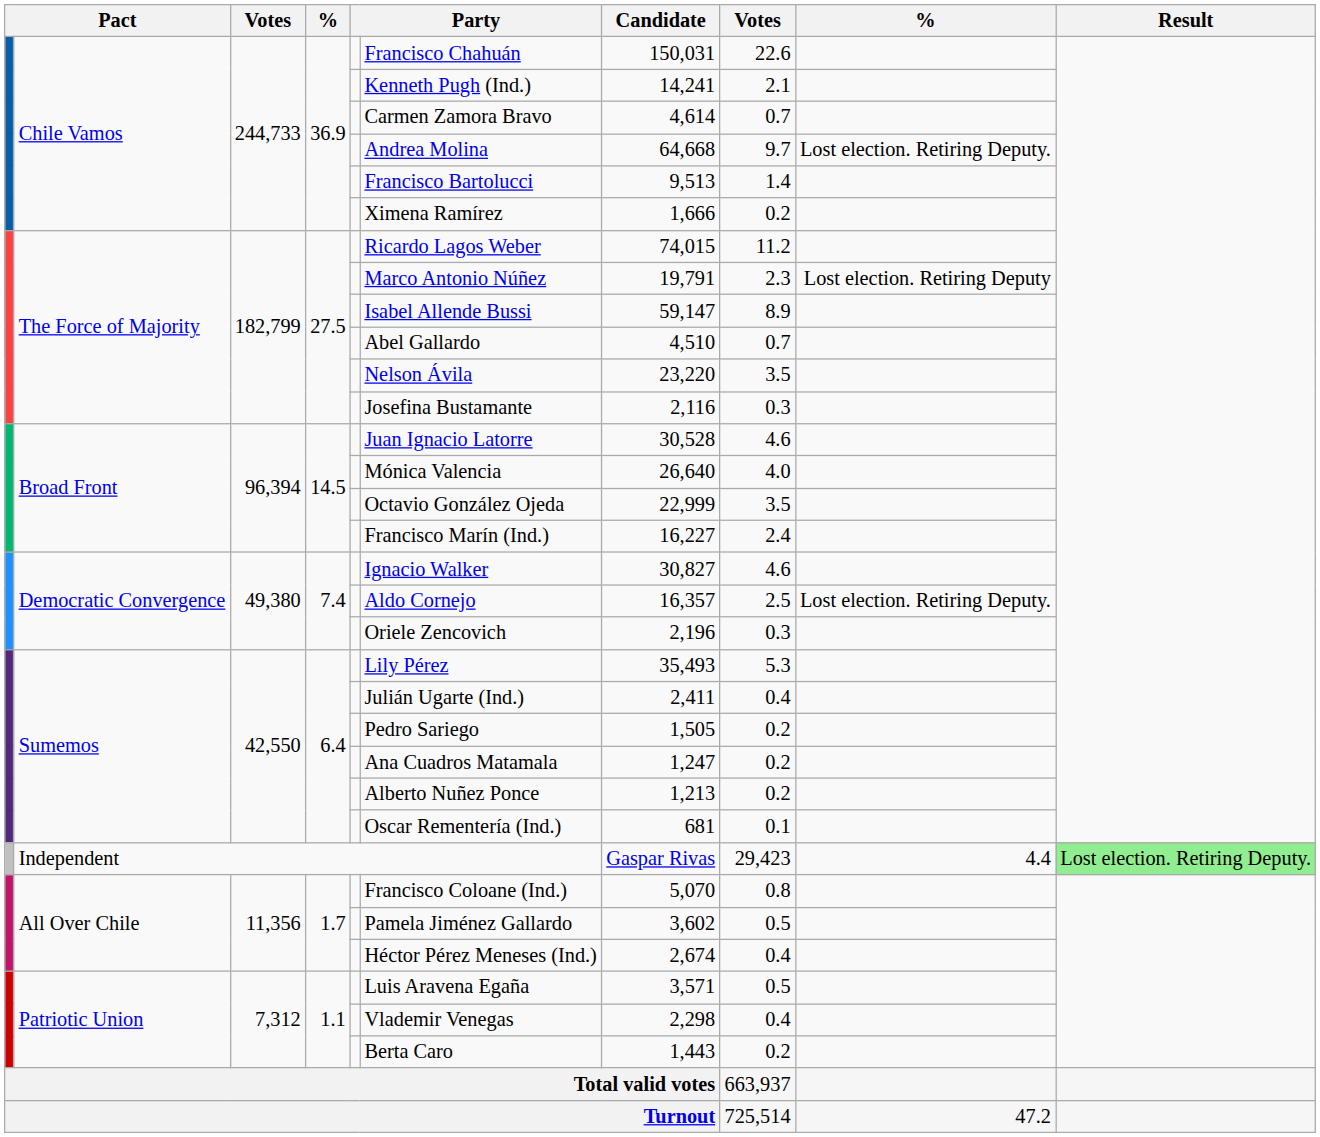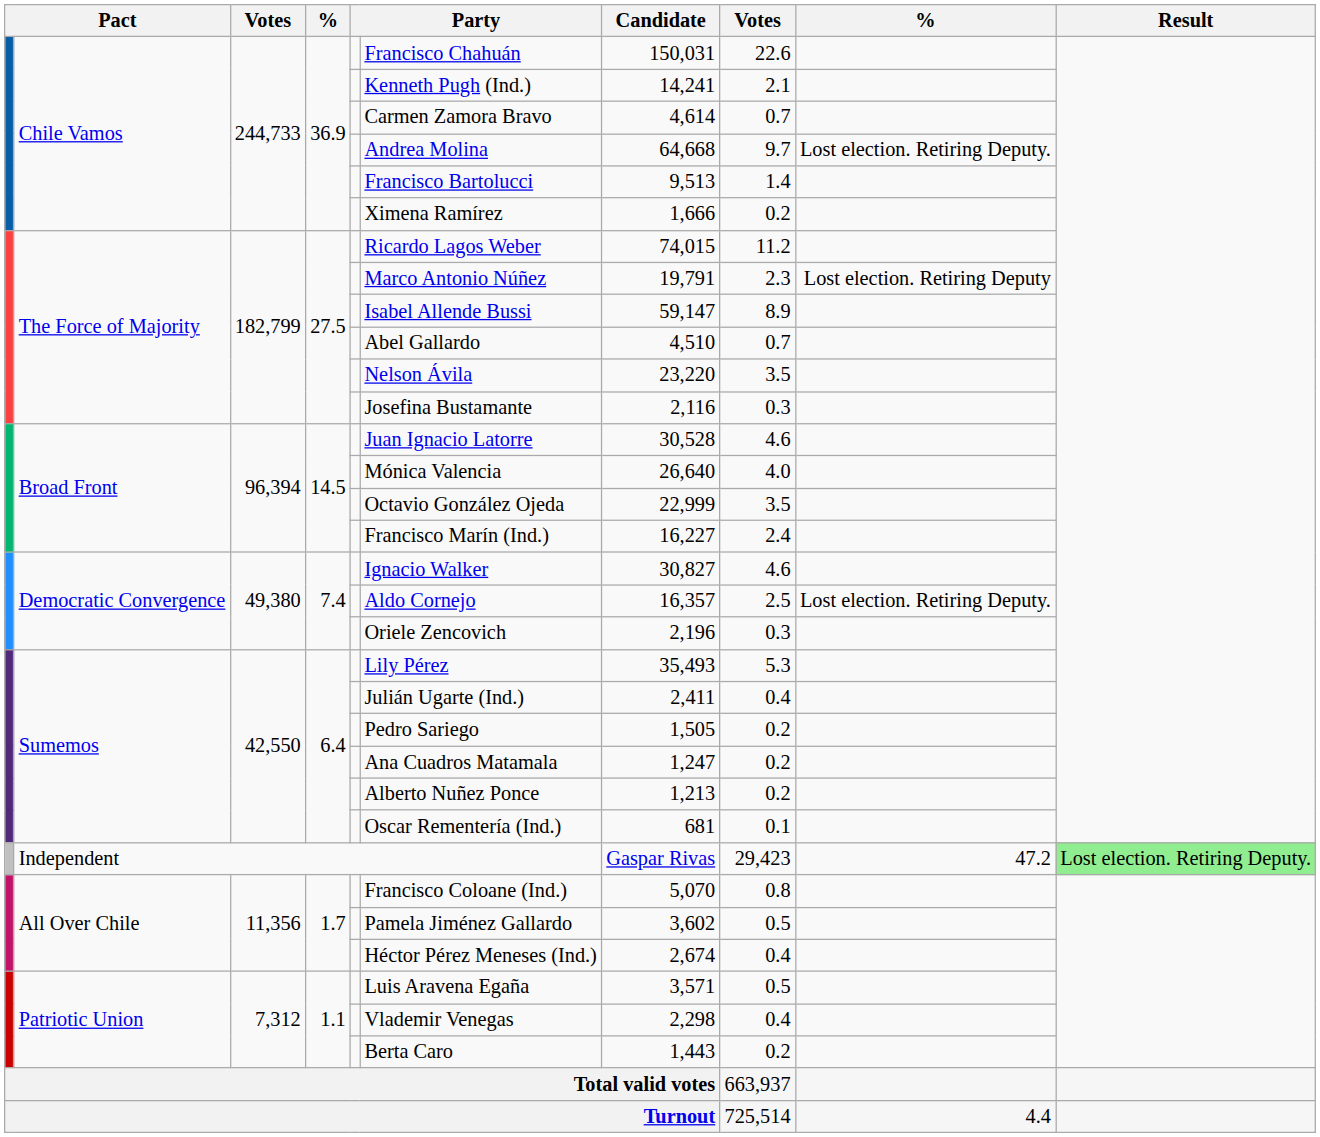(1038, 858) 4.4 -> (1033, 858) 47.2
(1033, 1116) 47.2 -> (1038, 1116) 4.4
